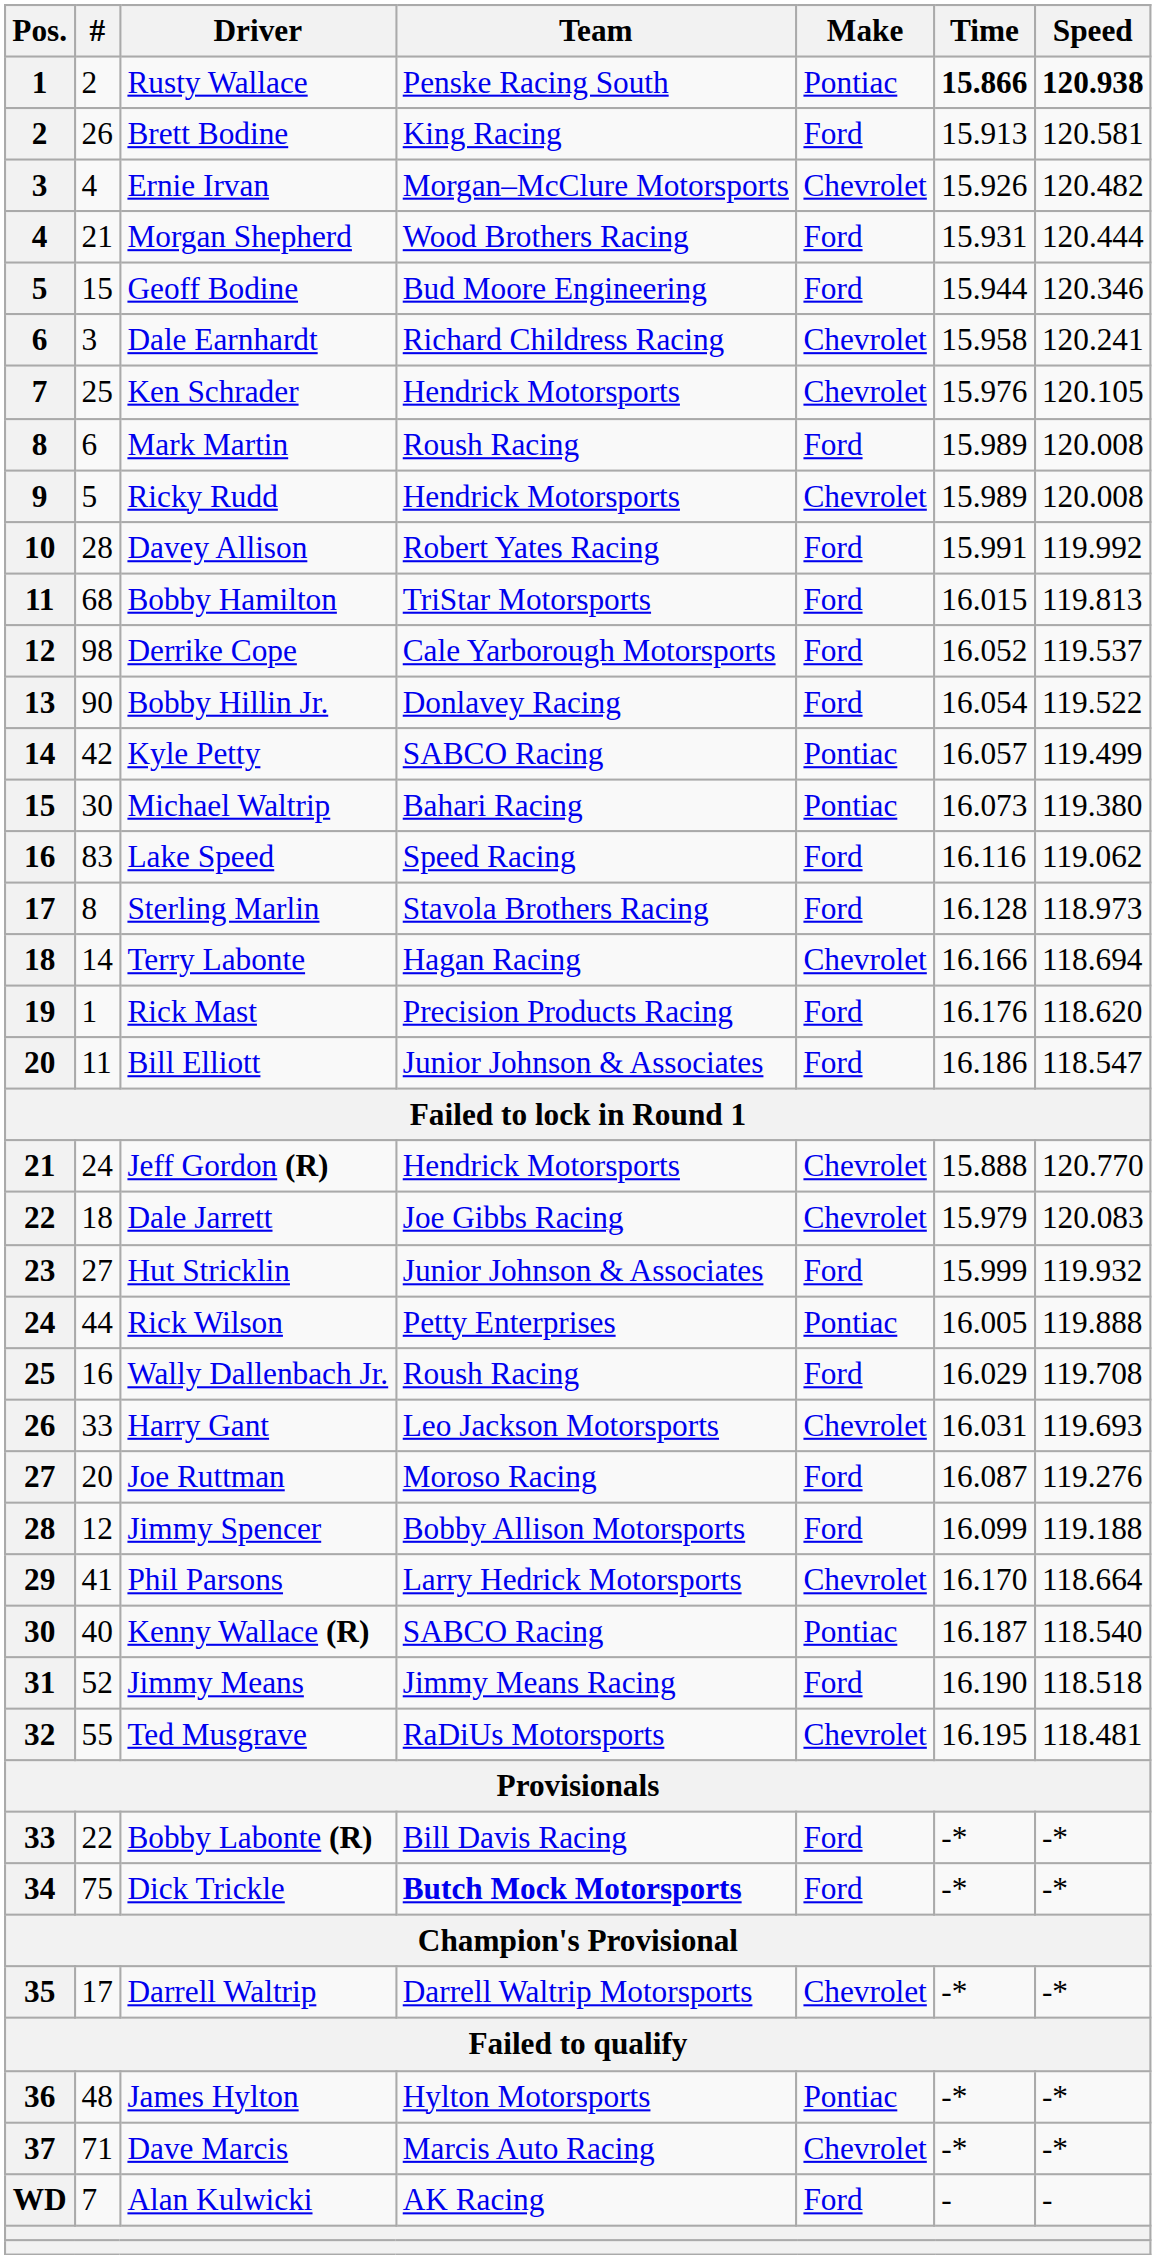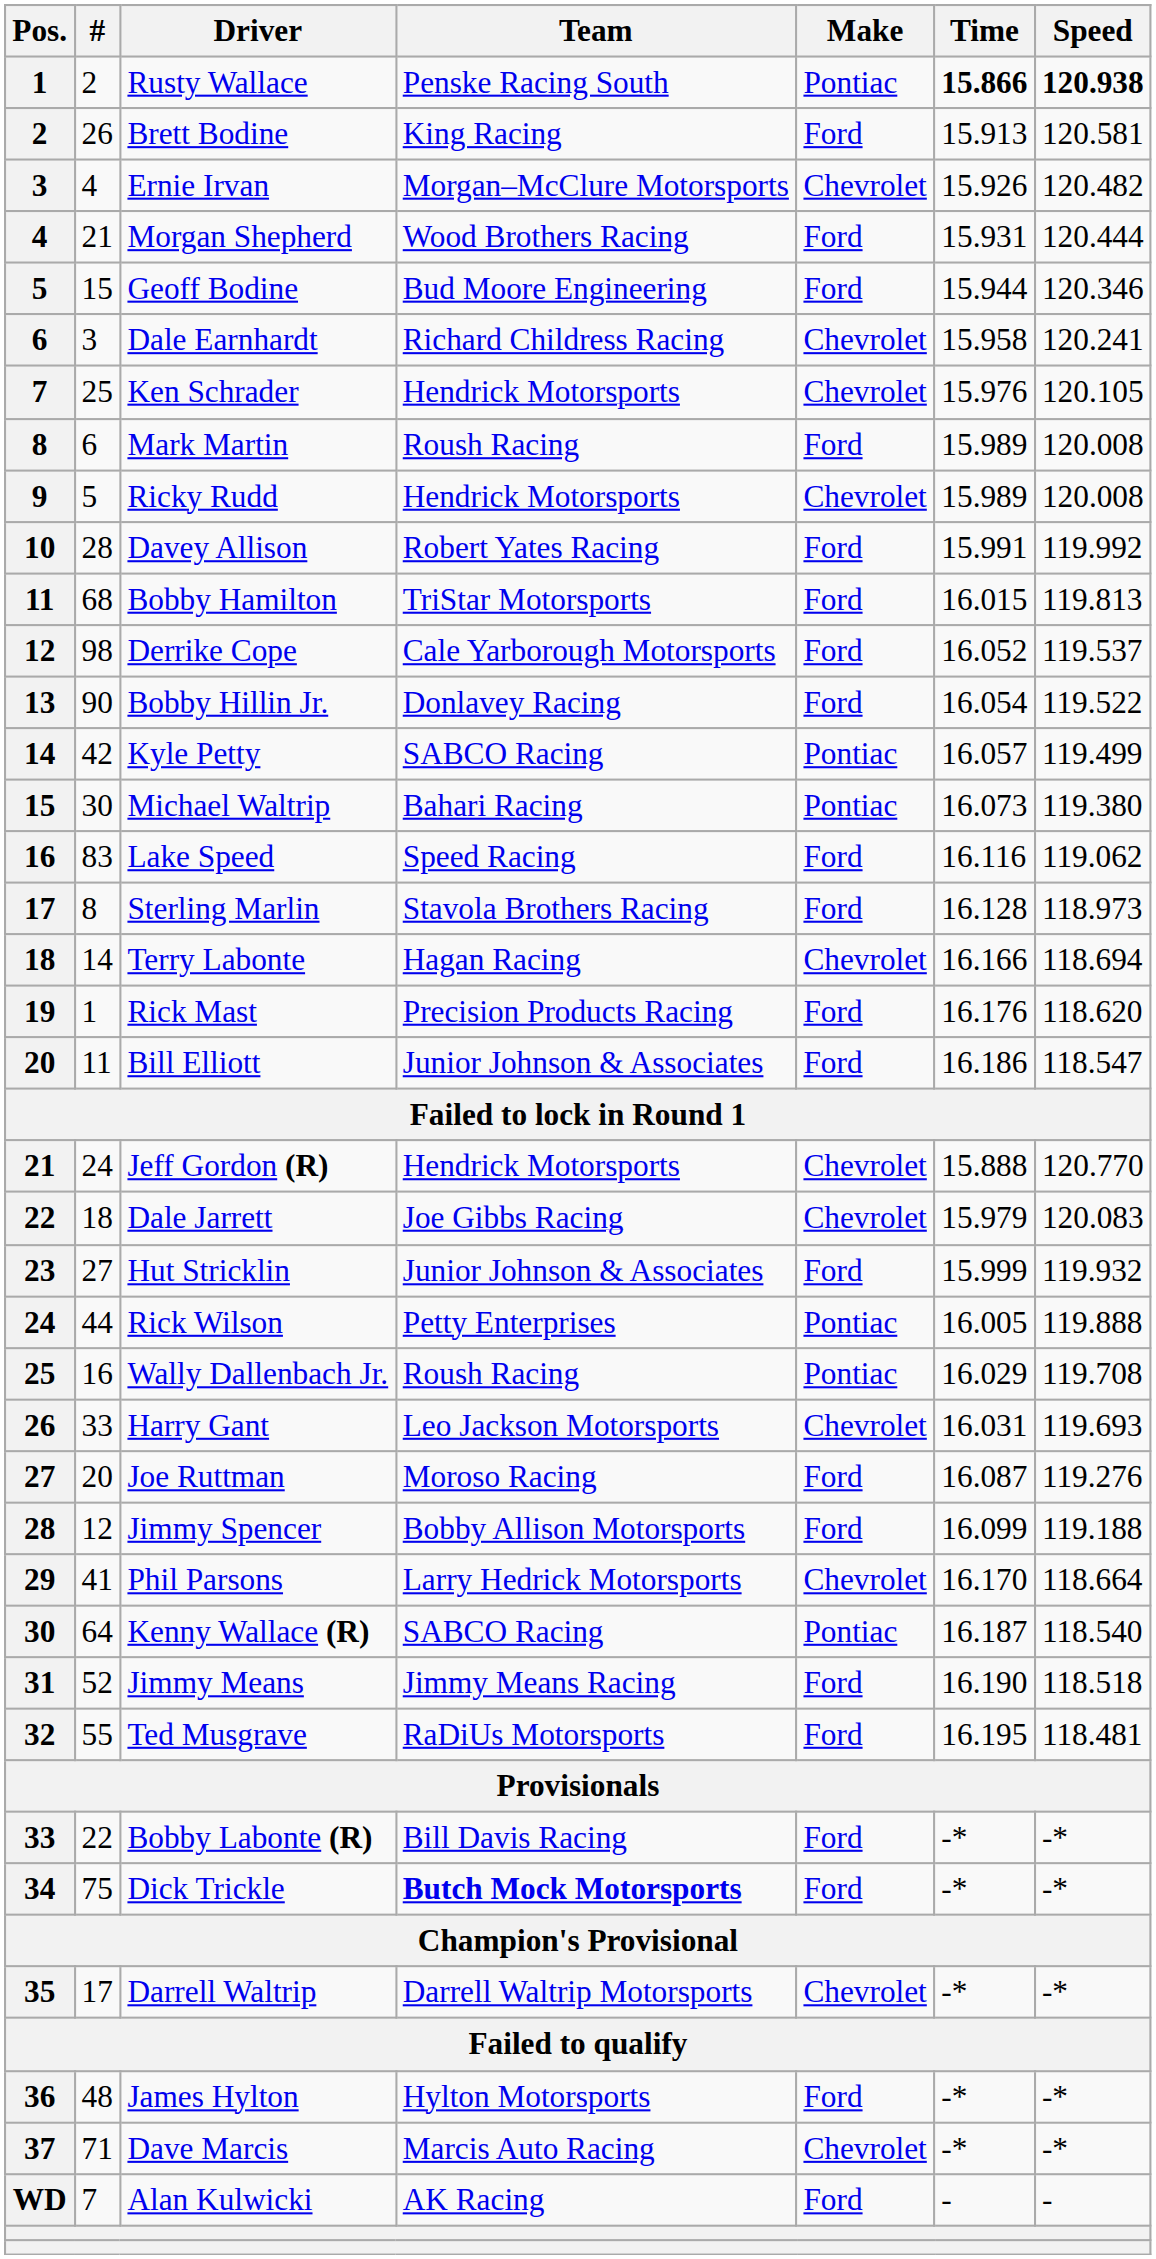(833, 1372) Ford -> (850, 1372) Pontiac
(97, 1630) 40 -> (97, 1630) 64
(865, 1734) Chevrolet -> (833, 1734) Ford
(850, 2095) Pontiac -> (833, 2095) Ford
